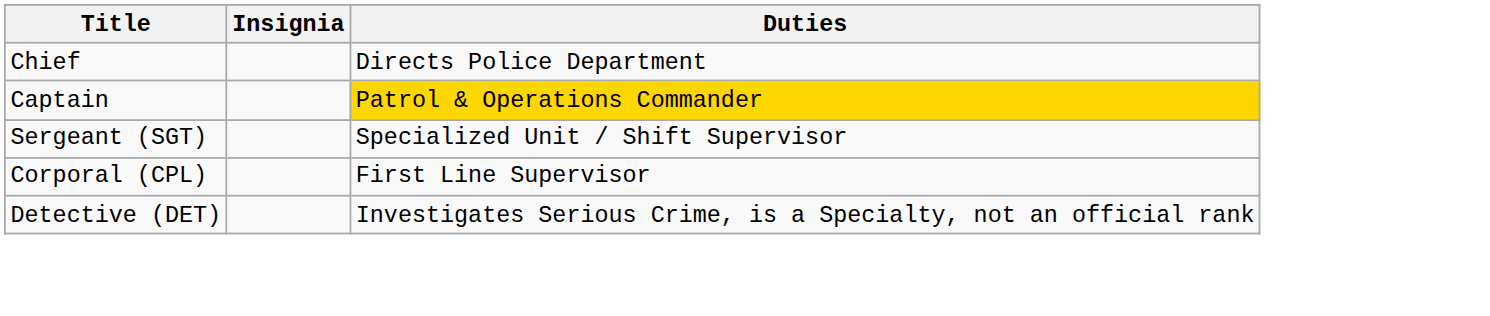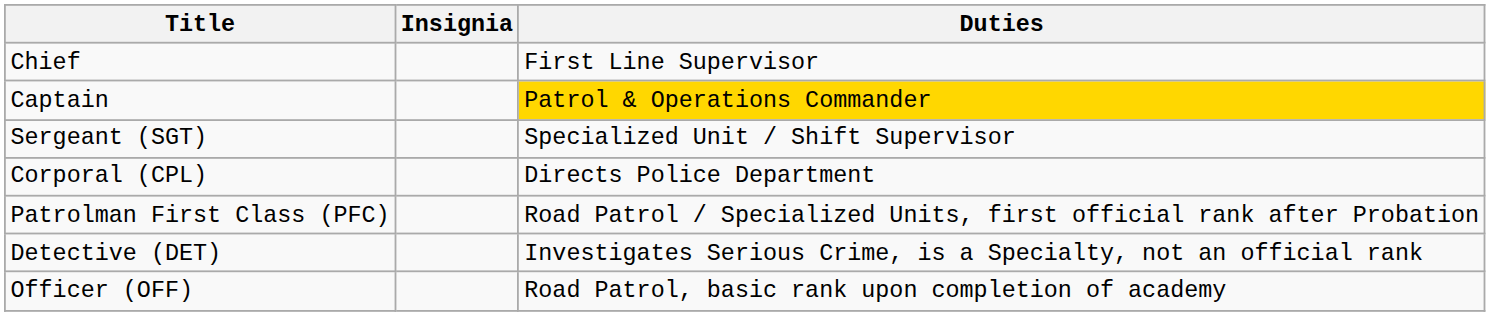(531, 62) Directs Police Department -> (672, 62) First Line Supervisor
(503, 177) First Line Supervisor -> (700, 177) Directs Police Department
+ row: (200, 215)
+ row: (102, 291)
